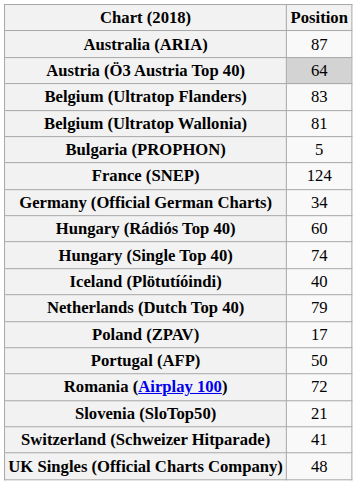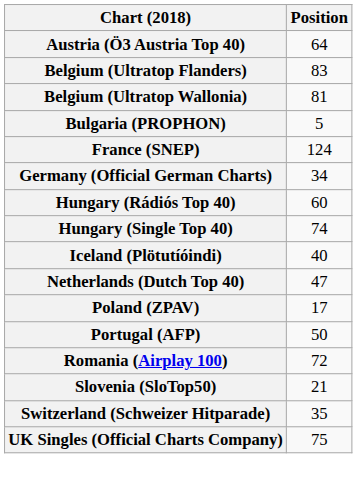- row: (146, 44)
(319, 70) lightgrey background -> (319, 44) no background
(319, 307) 79 -> (319, 281) 47
(319, 439) 41 -> (319, 413) 35
(319, 466) 48 -> (319, 439) 75
